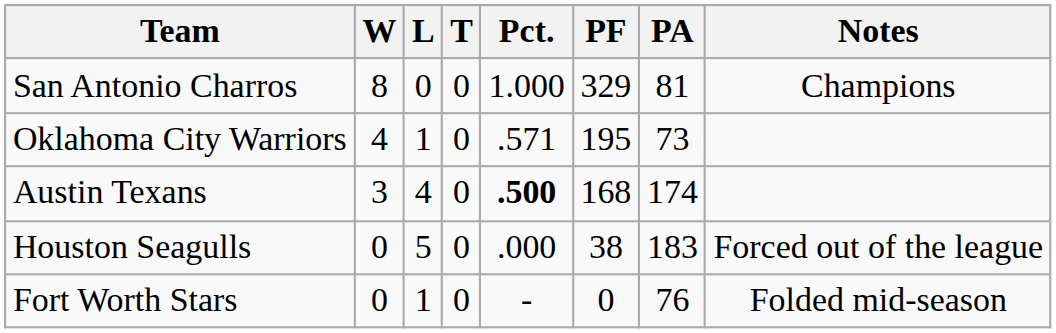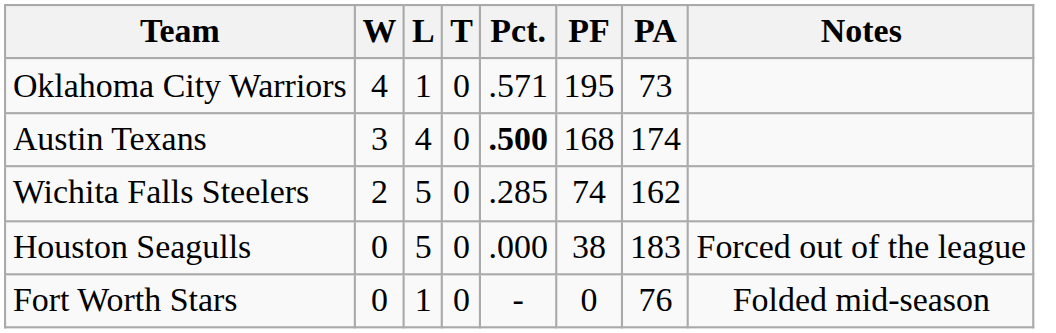- row: (155, 85)
+ row: (161, 192)
